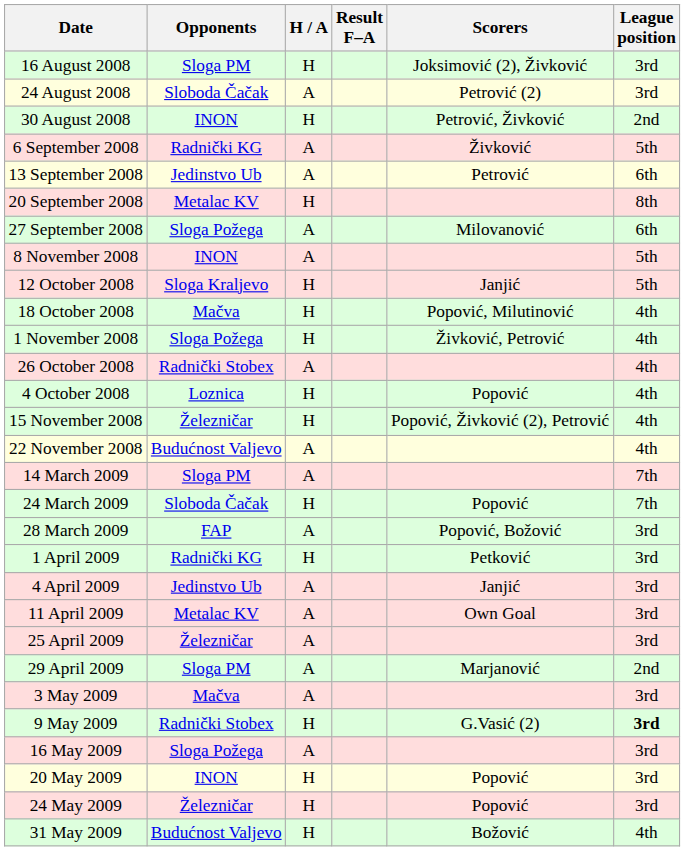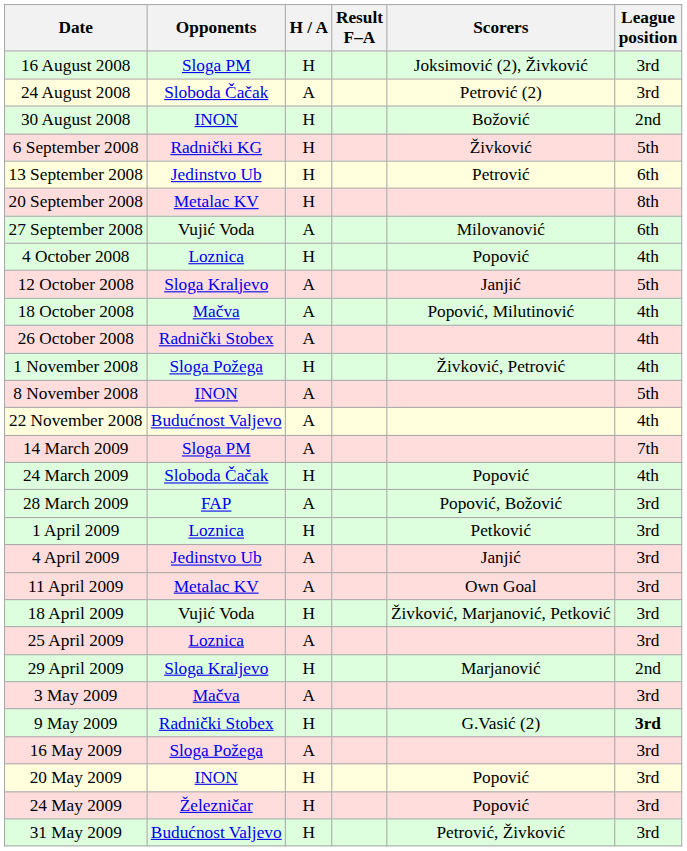(500, 119) Petrović, Živković -> (501, 119) Božović
(309, 147) A -> (309, 147) H
(309, 174) A -> (309, 174) H
(216, 229) Sloga Požega -> (216, 229) Vujić Voda
rows swapped: (76, 393) <-> (76, 256)
(309, 284) H -> (309, 284) A
(309, 311) H -> (309, 311) A
rows swapped: (76, 366) <-> (76, 339)
- row: (76, 421)
(647, 503) 7th -> (648, 476) 4th
(216, 558) Radnički KG -> (216, 530) Loznica
+ row: (76, 613)
(216, 640) Železničar -> (216, 640) Loznica
(216, 667) Sloga PM -> (216, 667) Sloga Kraljevo
(309, 667) A -> (309, 667) H
(500, 832) Božović -> (501, 832) Petrović, Živković
(647, 832) 4th -> (648, 832) 3rd
